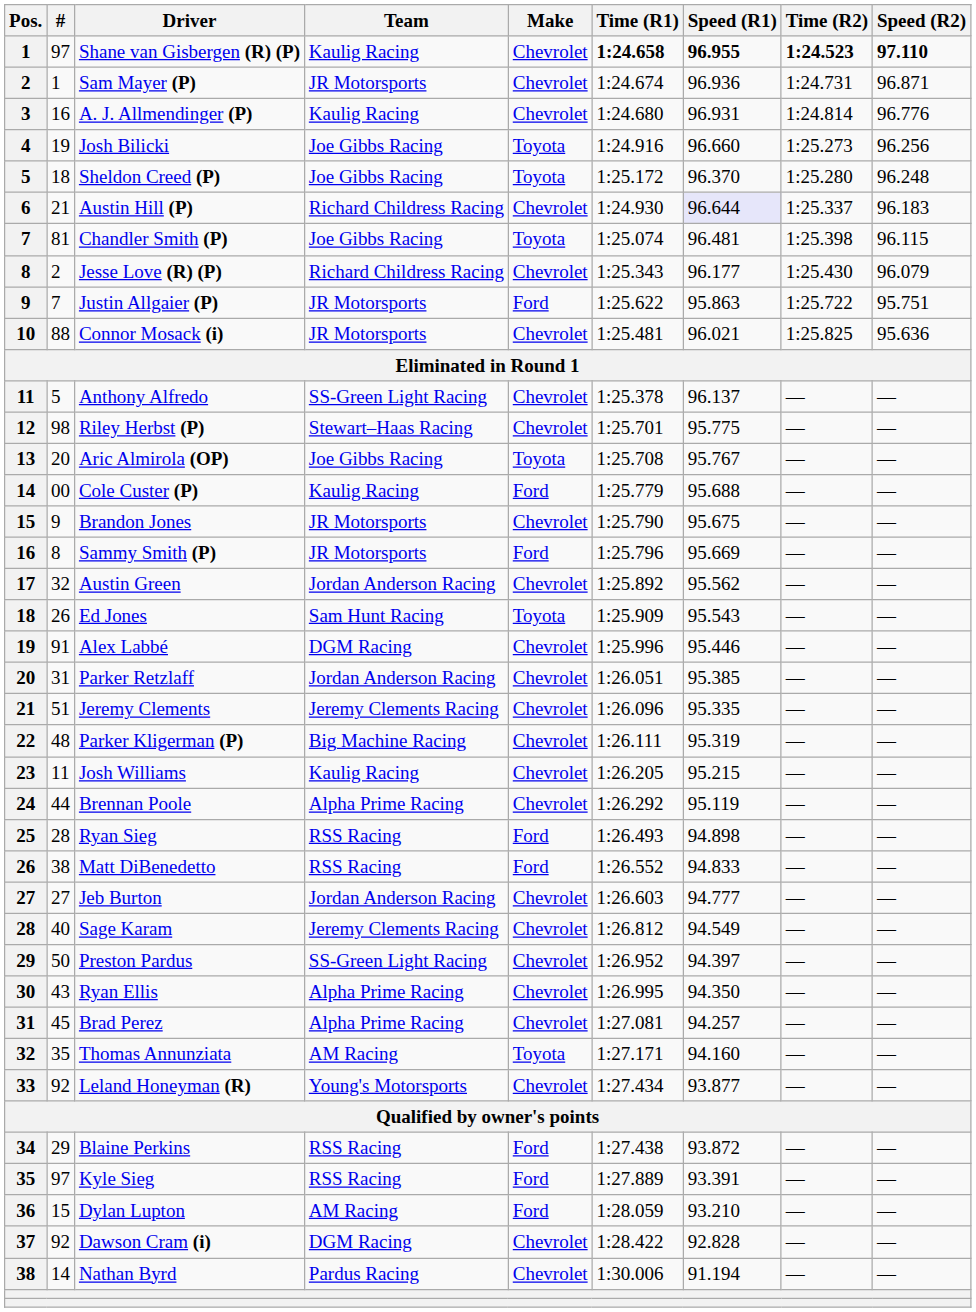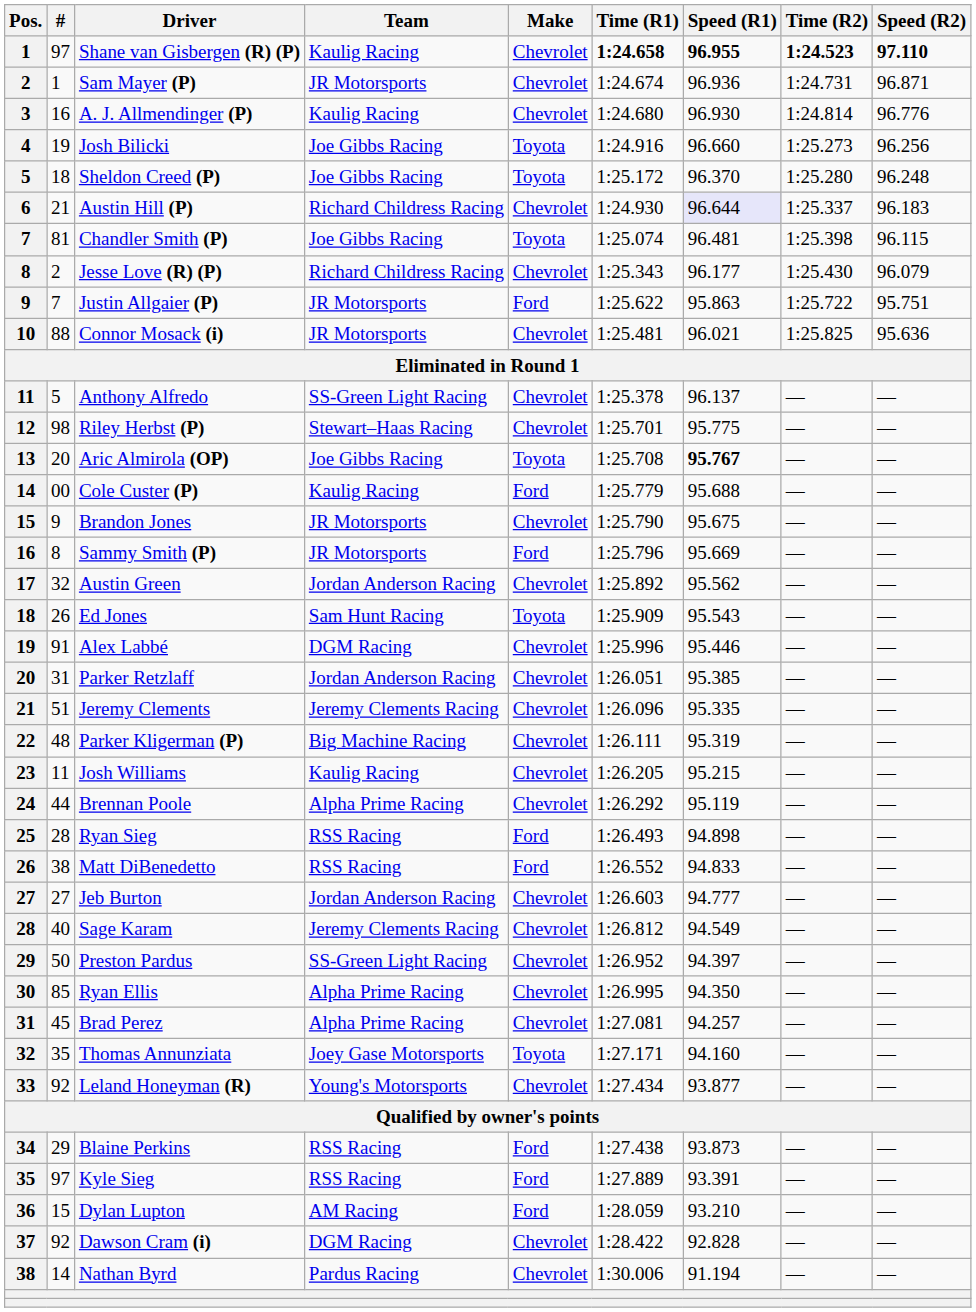(714, 114) 96.931 -> (714, 114) 96.930
(714, 458) normal -> (714, 458) bold
(61, 991) 43 -> (61, 991) 85
(353, 1054) AM Racing -> (396, 1054) Joey Gase Motorsports
(714, 1148) 93.872 -> (714, 1148) 93.873
